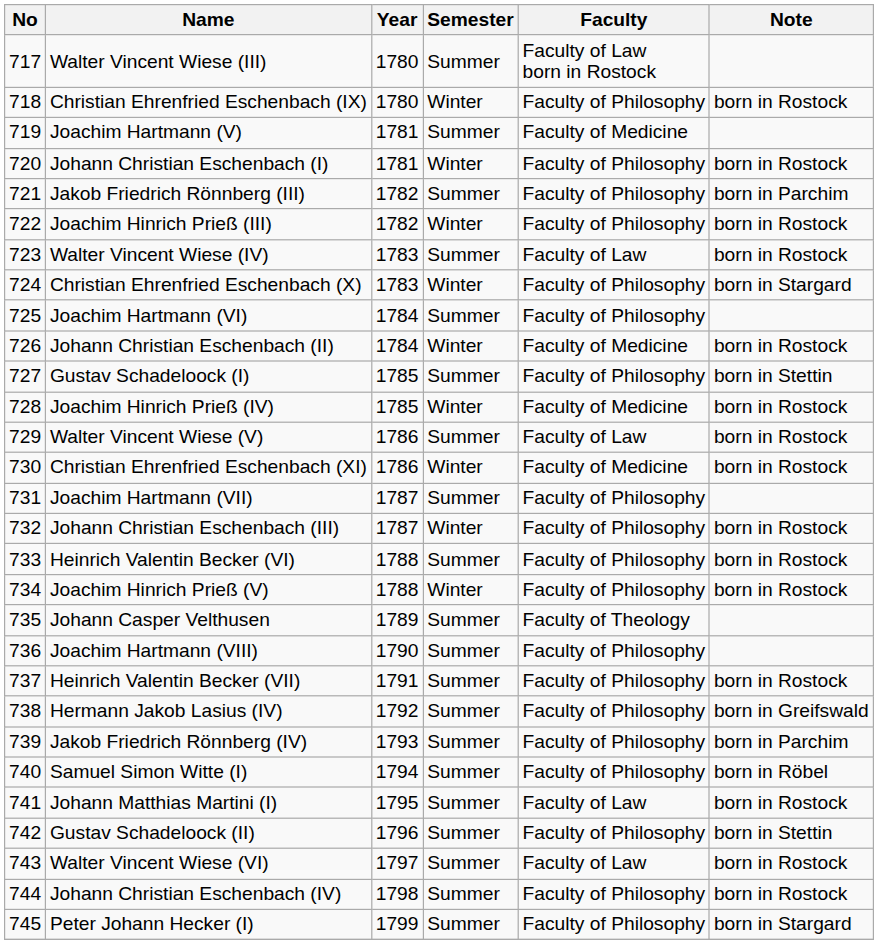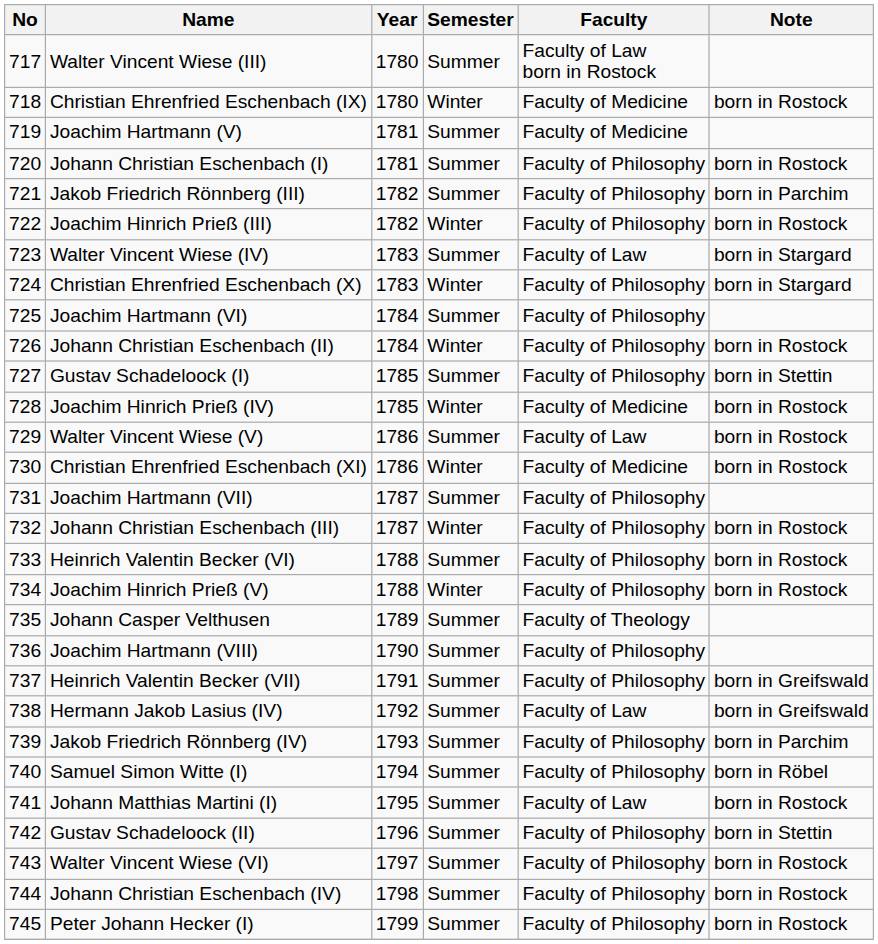(614, 102) Faculty of Philosophy -> (605, 102) Faculty of Medicine
(455, 163) Winter -> (464, 163) Summer
(781, 254) born in Rostock -> (783, 254) born in Stargard
(605, 345) Faculty of Medicine -> (614, 345) Faculty of Philosophy
(781, 680) born in Rostock -> (791, 680) born in Greifswald
(614, 711) Faculty of Philosophy -> (584, 711) Faculty of Law
(584, 863) Faculty of Law -> (614, 863) Faculty of Philosophy
(783, 924) born in Stargard -> (781, 924) born in Rostock
